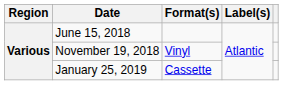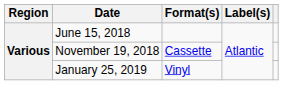(178, 51) Vinyl -> (188, 51) Cassette
(188, 70) Cassette -> (178, 70) Vinyl
